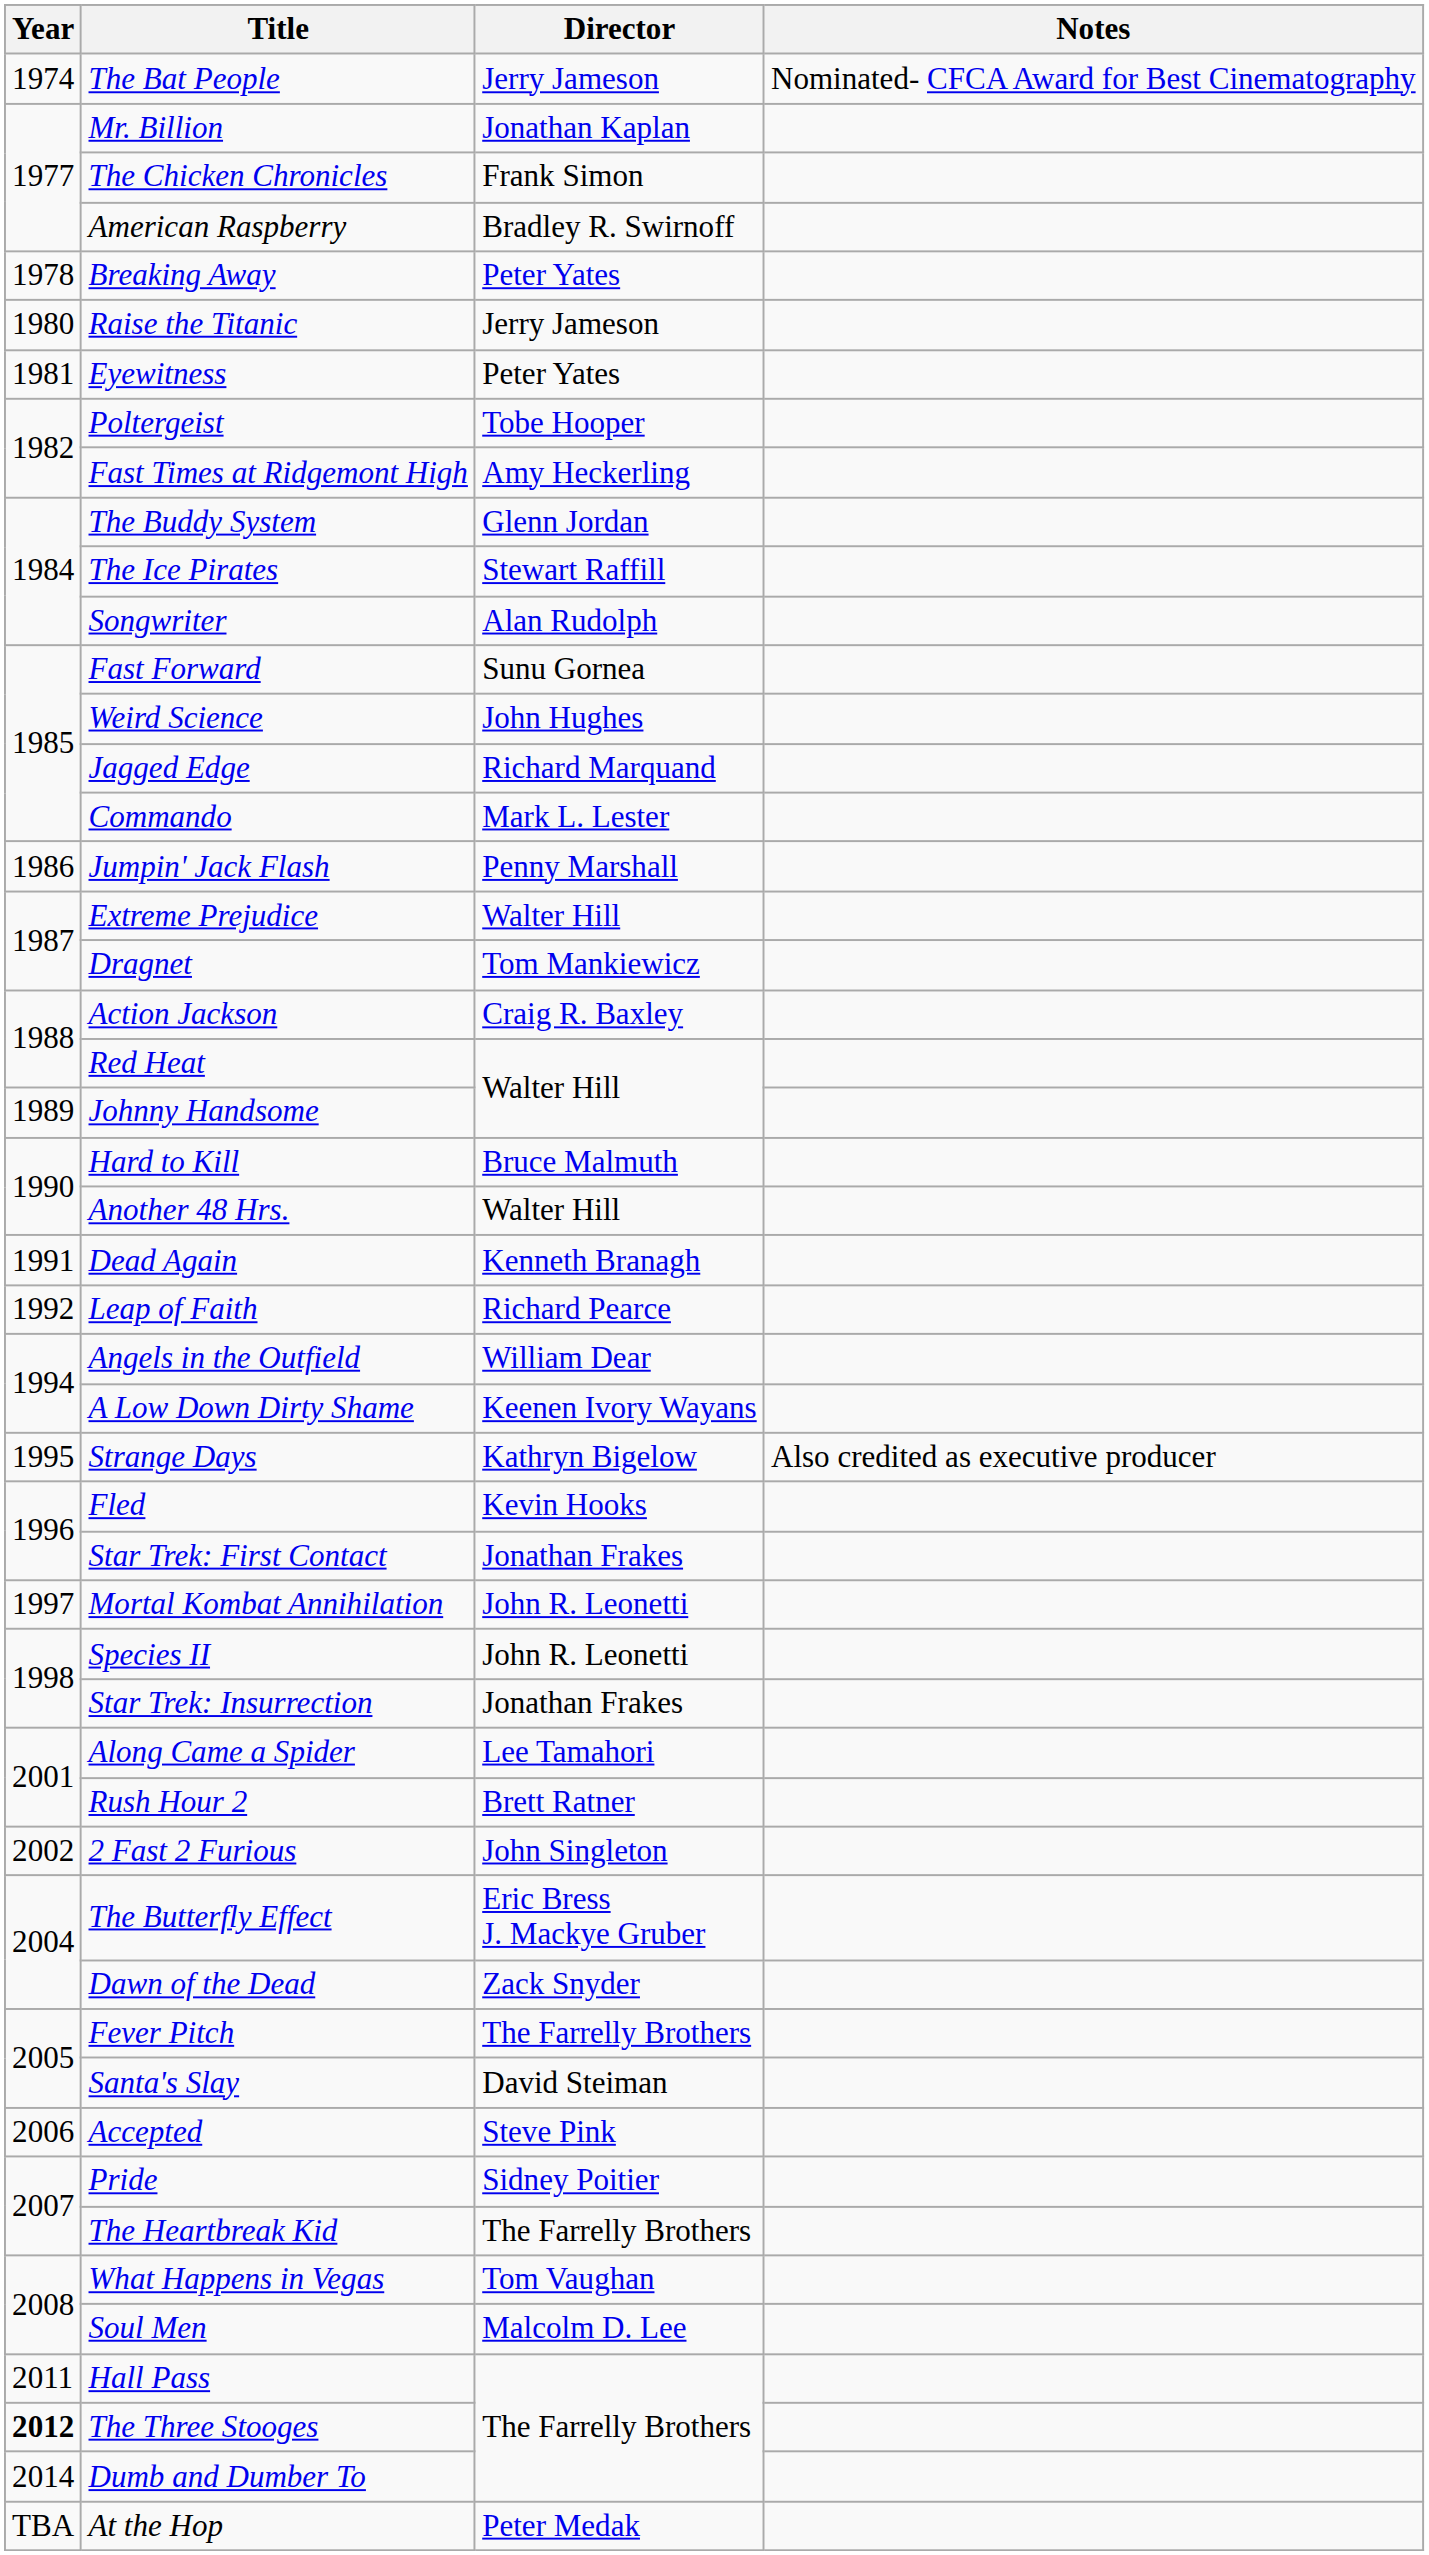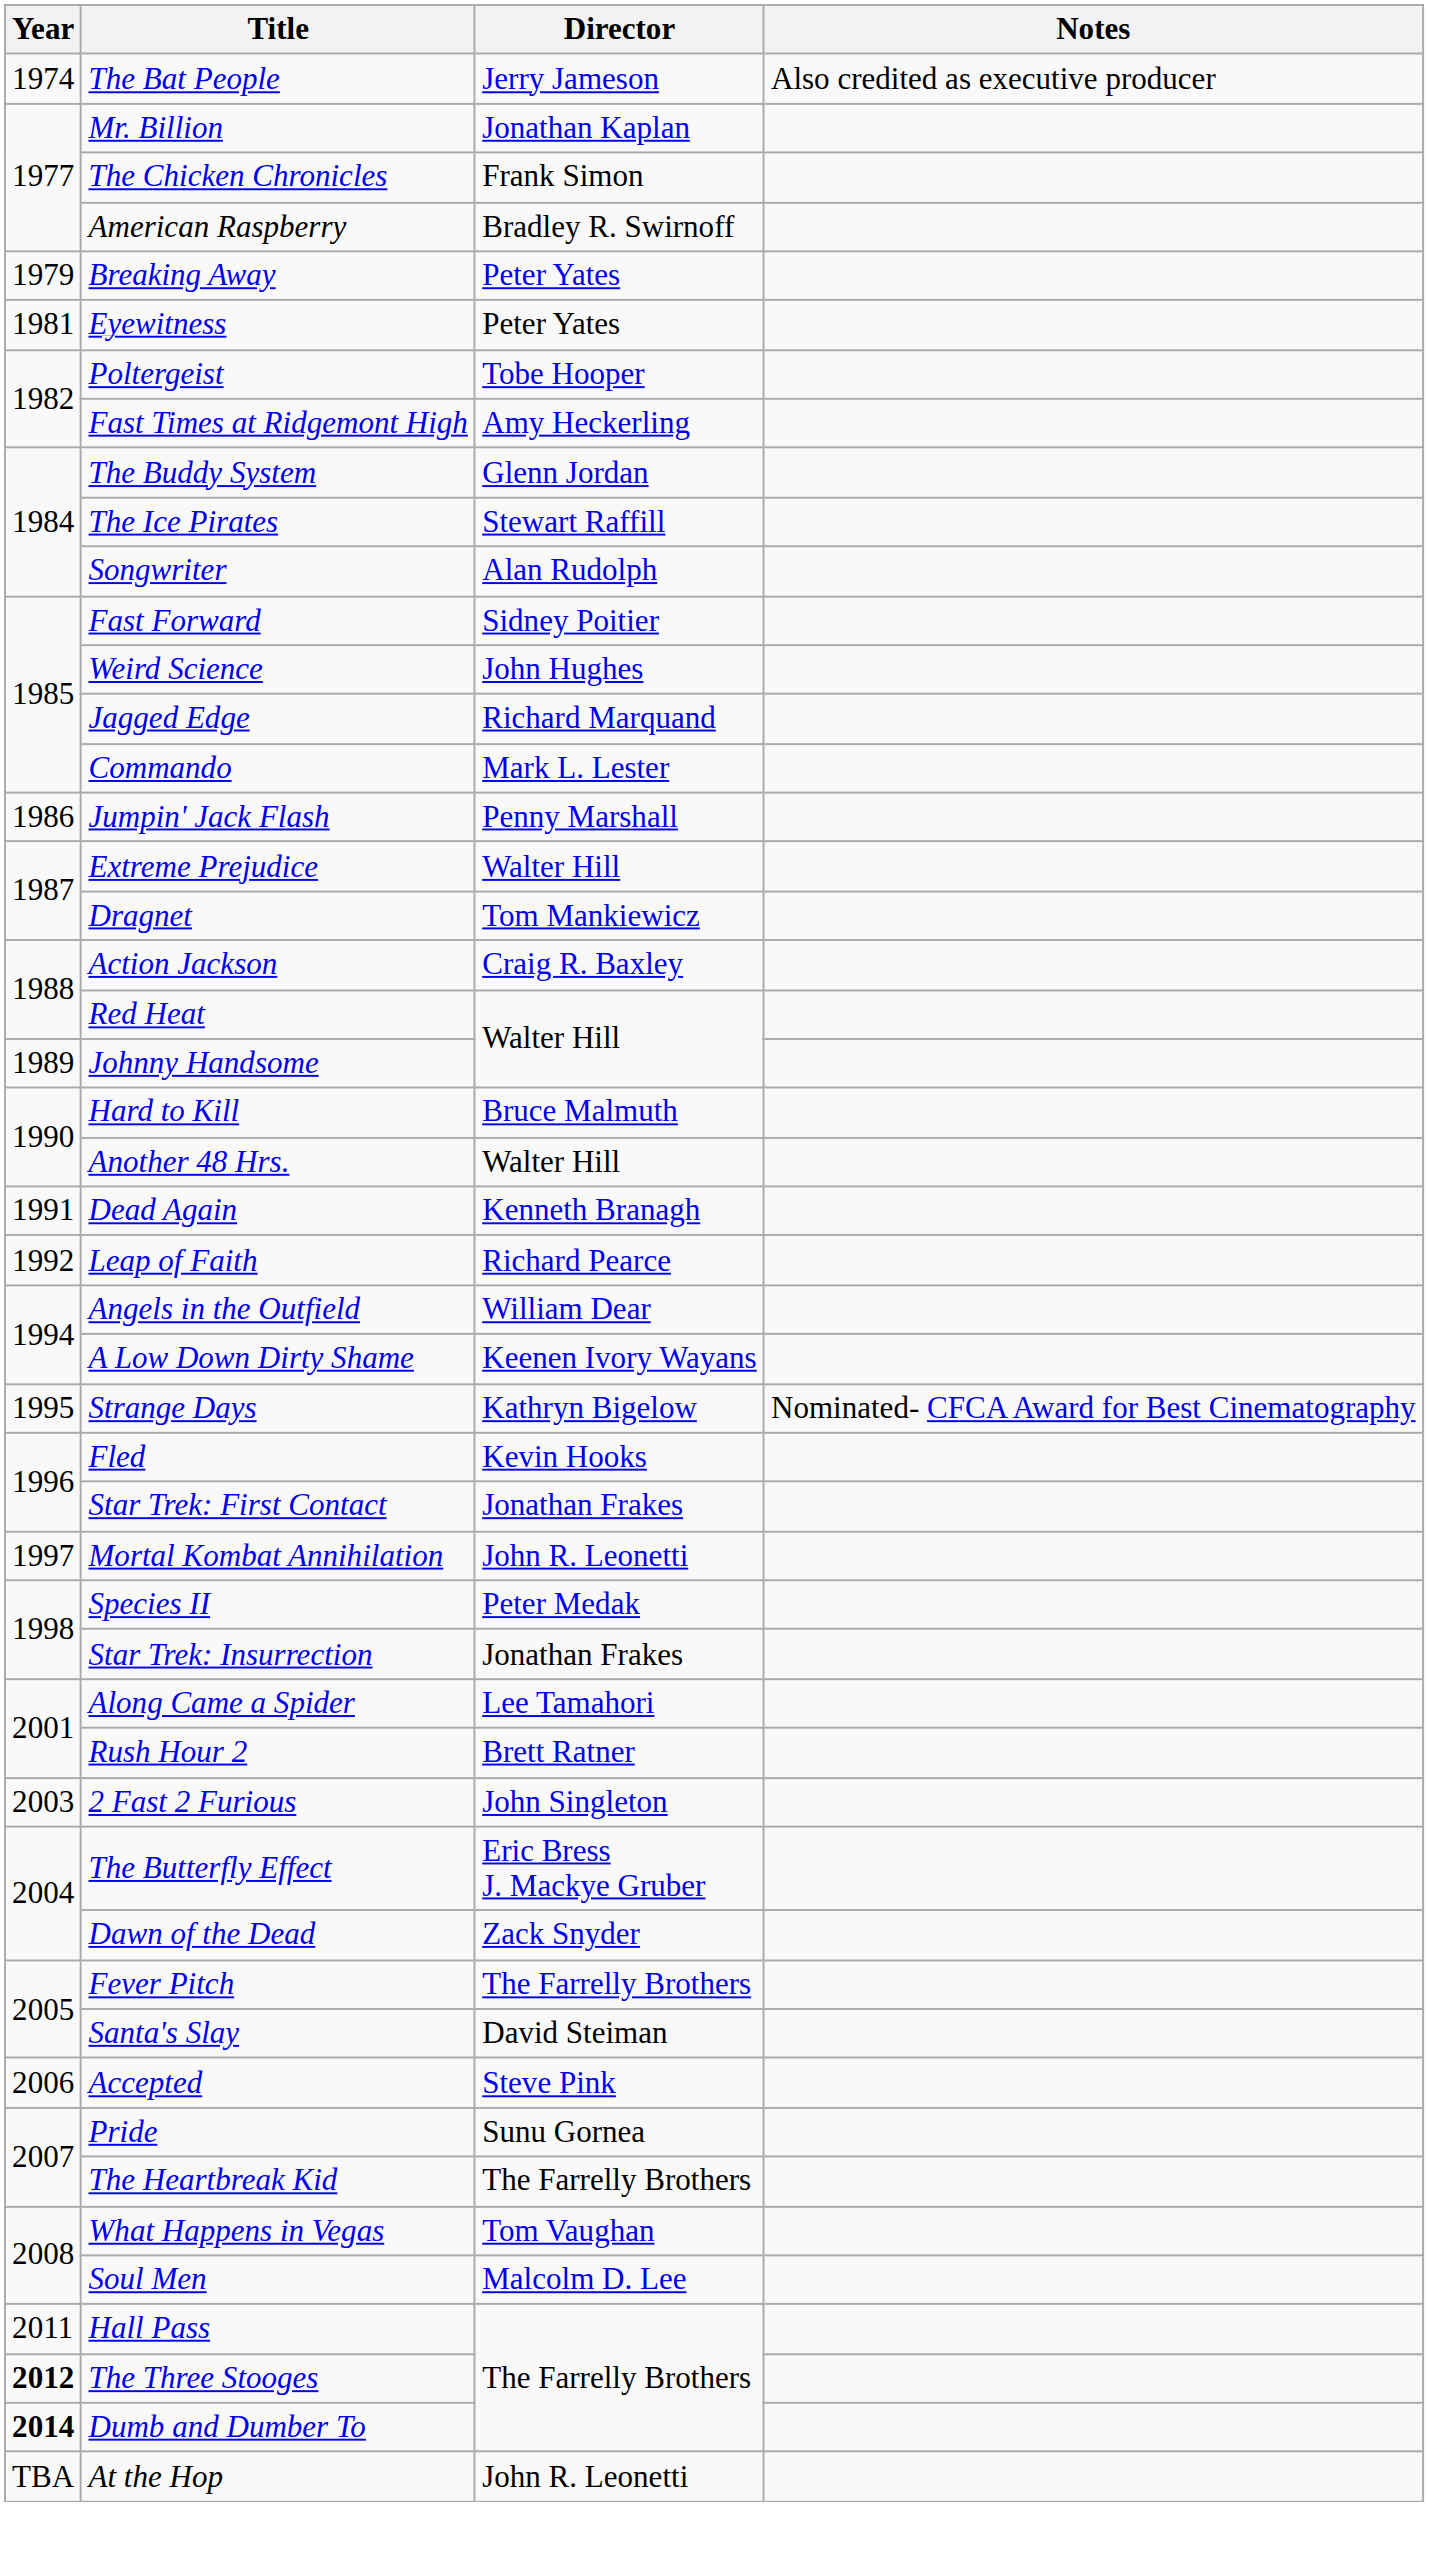(1093, 78) Nominated- CFCA Award for Best Cinematography -> (993, 78) Also credited as executive producer
(43, 275) 1978 -> (43, 275) 1979
- row: (193, 324)
(564, 669) Sunu Gornea -> (571, 619) Sidney Poitier
(993, 1456) Also credited as executive producer -> (1093, 1407) Nominated- CFCA Award for Best Cinematography
(585, 1653) John R. Leonetti -> (561, 1604) Peter Medak
(43, 1850) 2002 -> (43, 1801) 2003
(571, 2180) Sidney Poitier -> (564, 2131) Sunu Gornea
(43, 2476) normal -> (43, 2426) bold
(561, 2525) Peter Medak -> (585, 2476) John R. Leonetti
